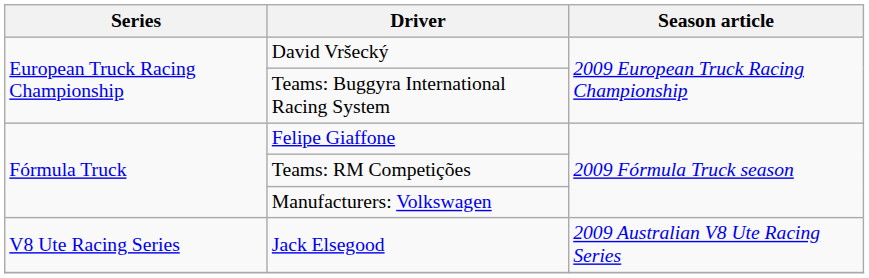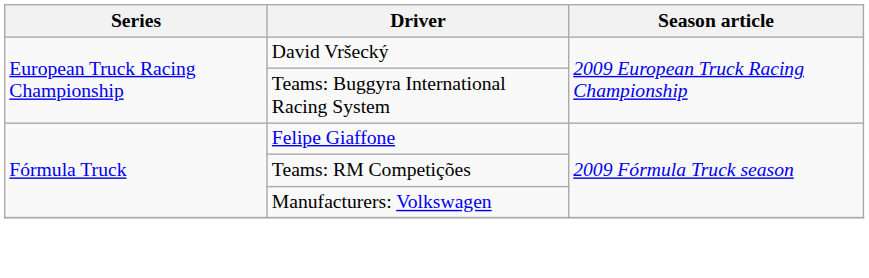- row: (328, 245)
